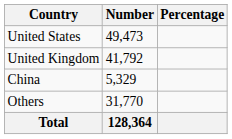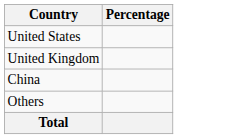- column: (130, 15)
